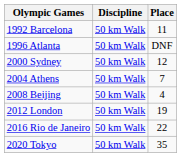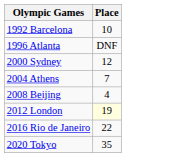- column: (120, 12)
(162, 29) 11 -> (107, 29) 10
(162, 111) no background -> (107, 111) lightyellow background
